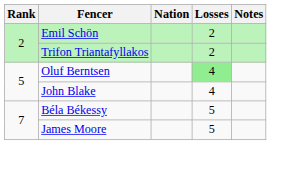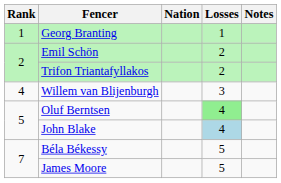+ row: (79, 33)
+ row: (100, 91)
(212, 91) no background -> (222, 129) lightblue background
